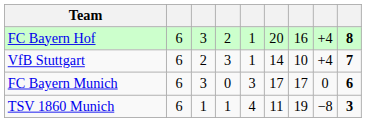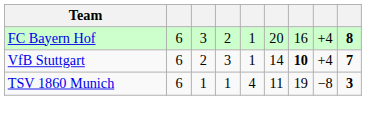(301, 60) normal -> (301, 60) bold
- row: (63, 83)
